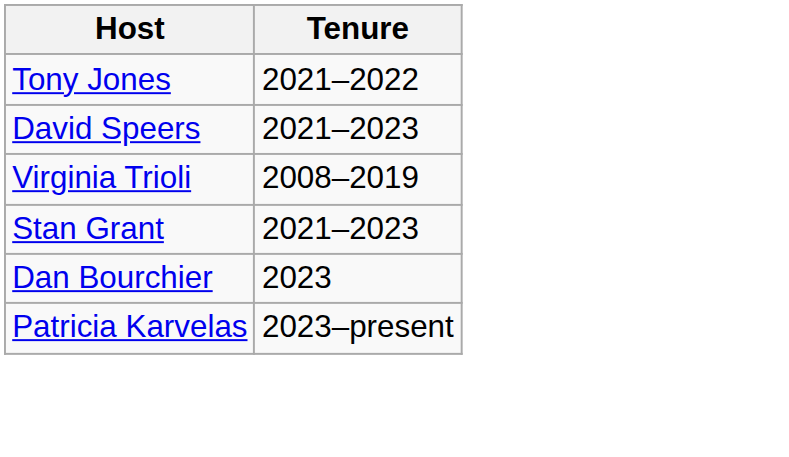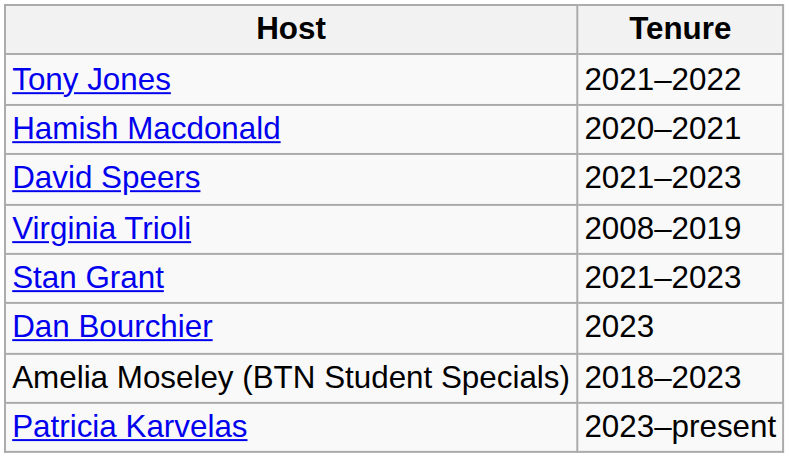+ row: (146, 128)
+ row: (291, 377)
